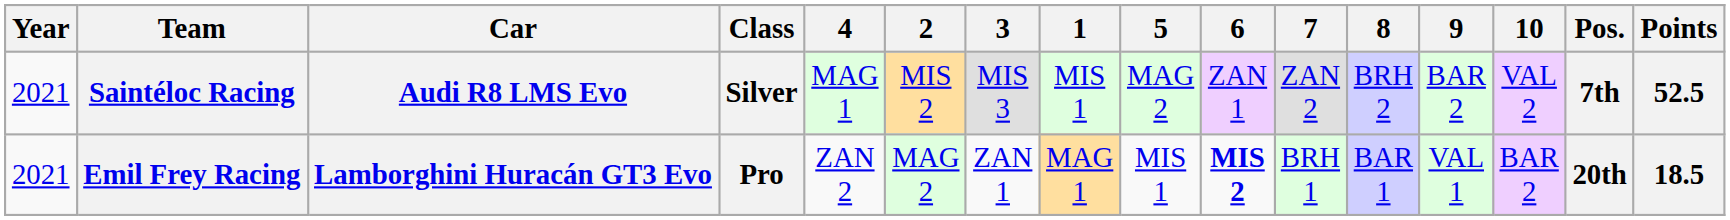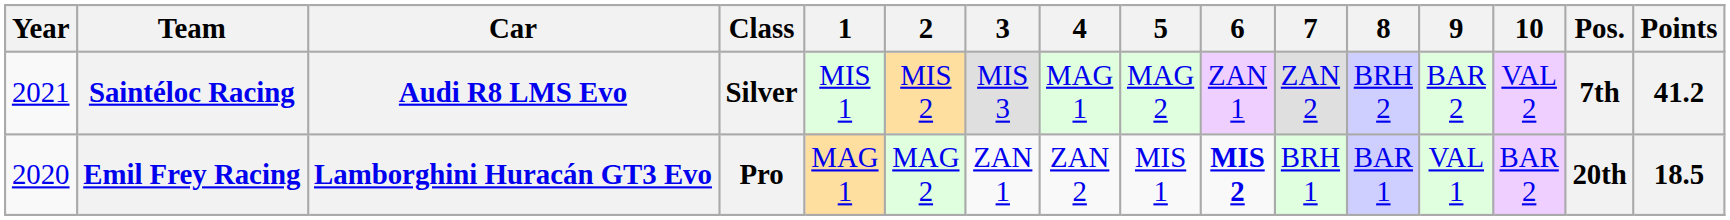columns swapped: (1080, 27) <-> (845, 27)
(1679, 92) 52.5 -> (1679, 92) 41.2
(41, 173) 2021 -> (41, 173) 2020
